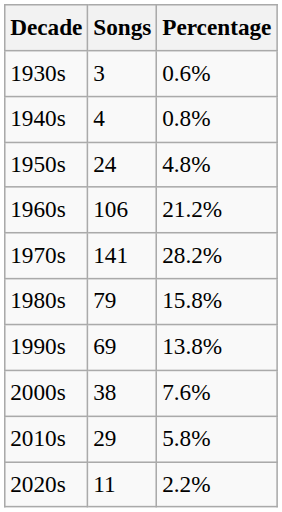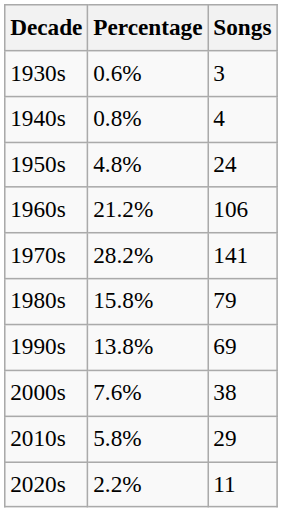columns swapped: (122, 26) <-> (217, 26)
